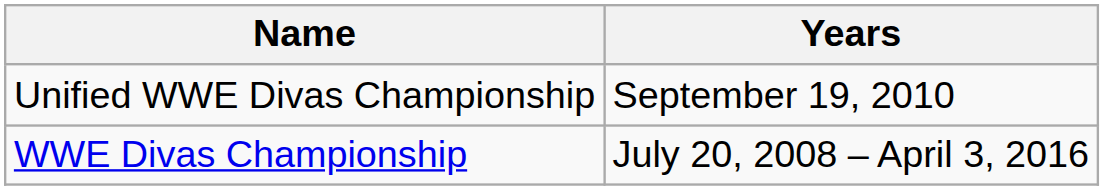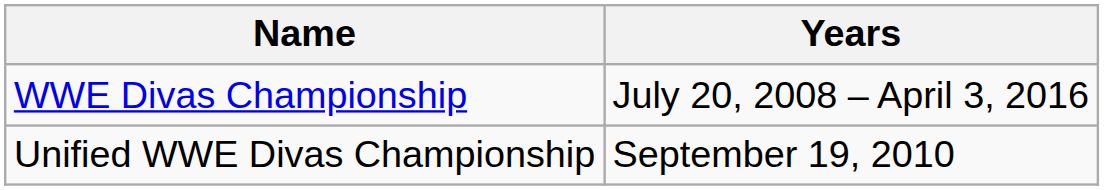rows swapped: (241, 154) <-> (305, 94)
